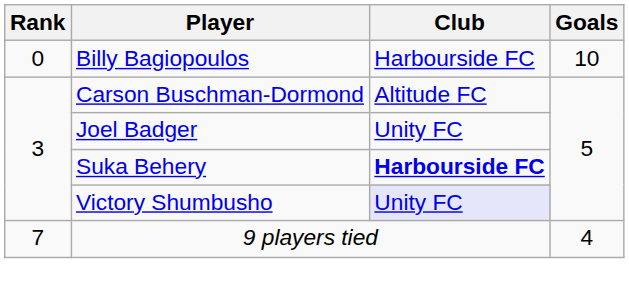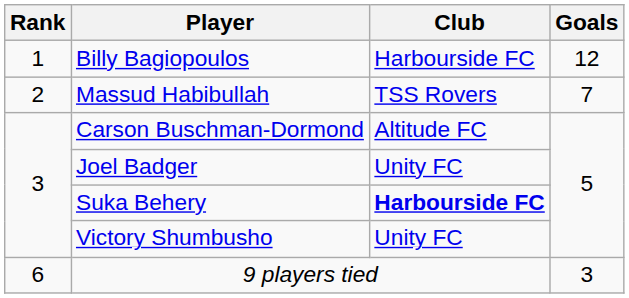(38, 58) 0 -> (38, 58) 1
(587, 58) 10 -> (587, 58) 12
+ row: (173, 94)
(419, 202) lavender background -> (419, 238) no background
(38, 238) 7 -> (38, 274) 6
(587, 238) 4 -> (587, 274) 3
